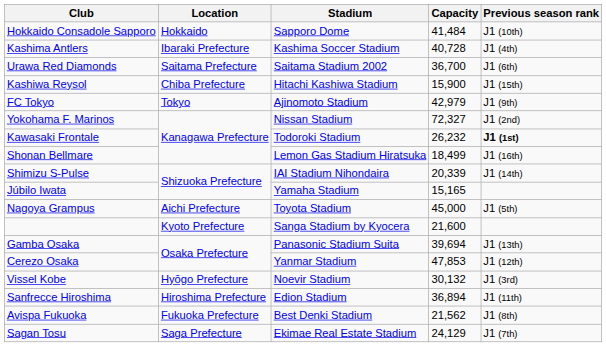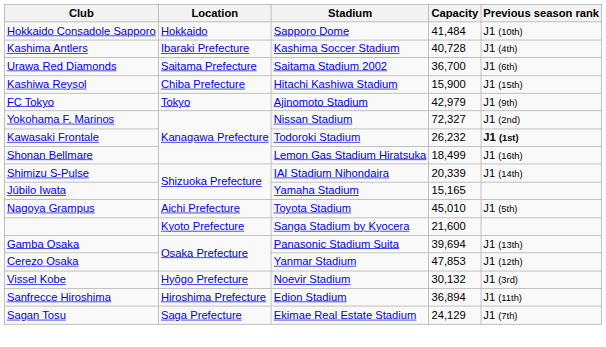(449, 208) 45,000 -> (449, 208) 45,010
- row: (47, 315)
